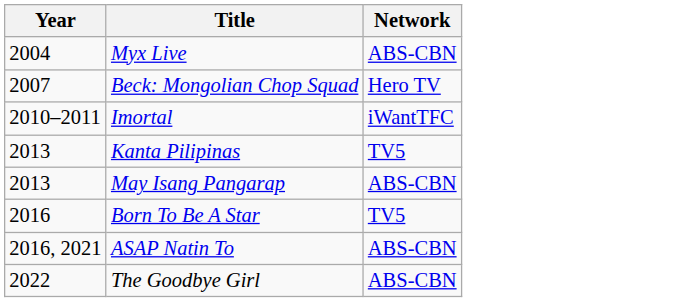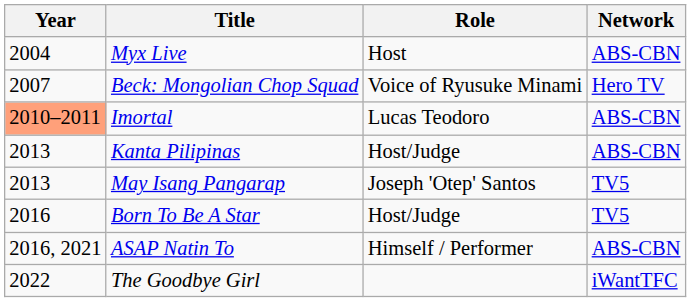+ column: (475, 20)
(55, 118) no background -> (55, 118) lightsalmon background
(411, 118) iWantTFC -> (636, 118) ABS-CBN
(387, 150) TV5 -> (636, 150) ABS-CBN
(412, 183) ABS-CBN -> (610, 183) TV5
(412, 280) ABS-CBN -> (635, 280) iWantTFC
